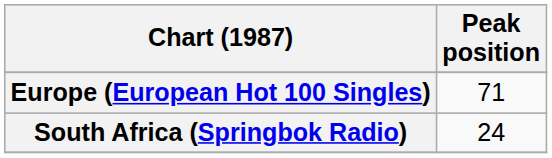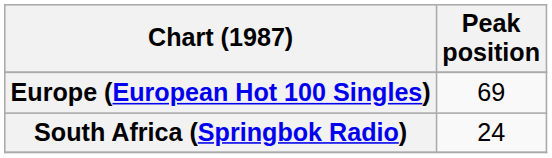(491, 92) 71 -> (491, 92) 69
